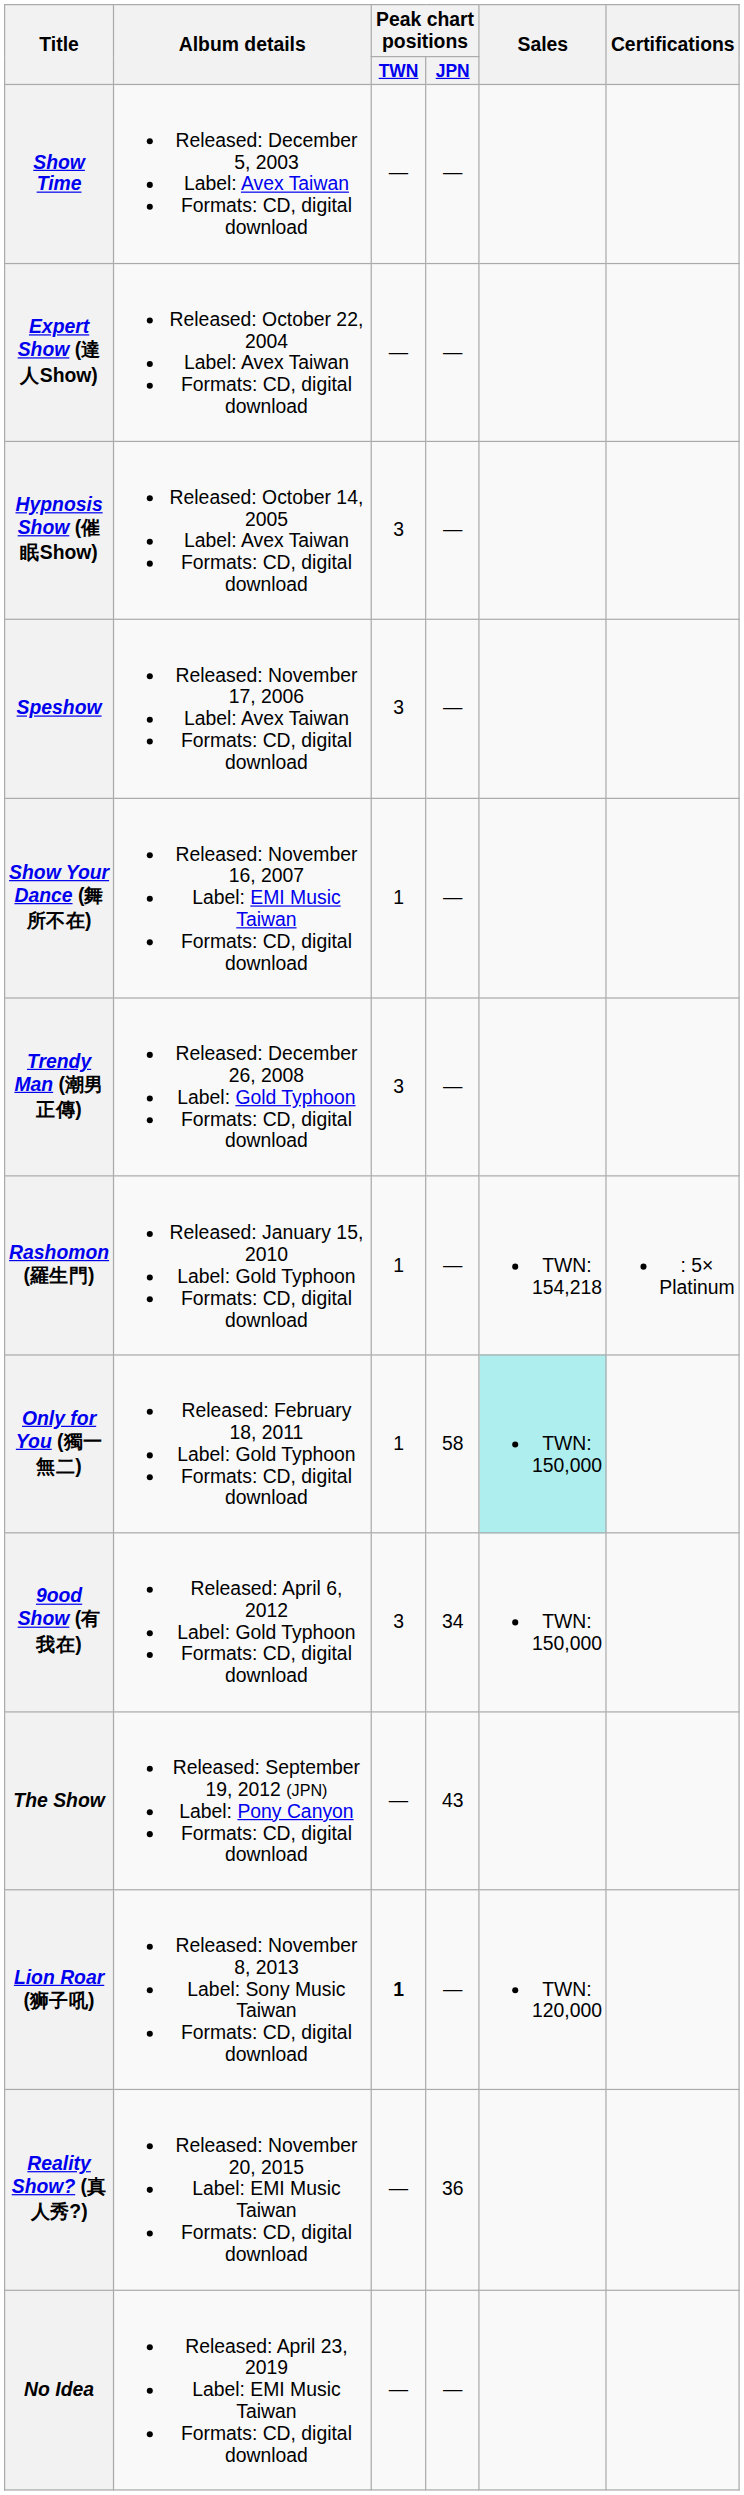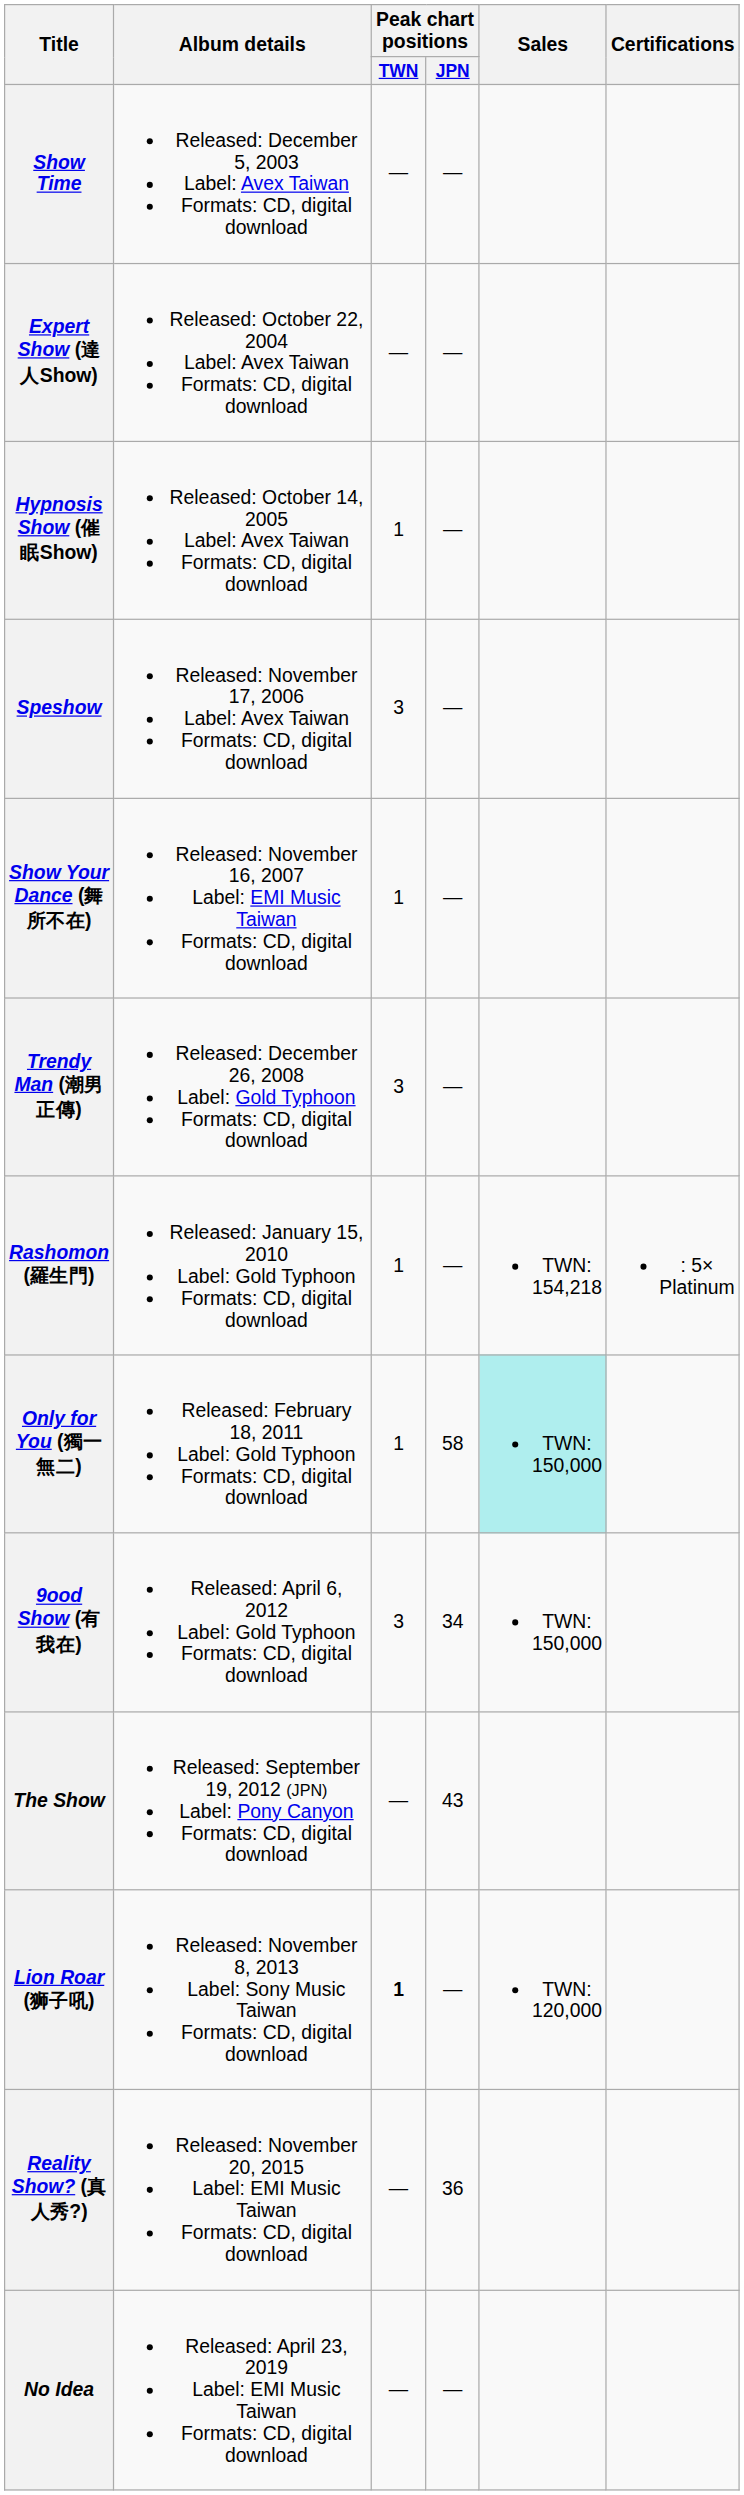(399, 530) 3 -> (399, 530) 1
